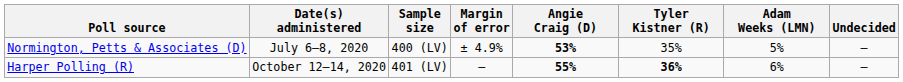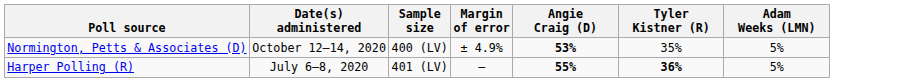- column: (864, 28)
(319, 48) July 6–8, 2020 -> (319, 48) October 12–14, 2020
(319, 67) October 12–14, 2020 -> (319, 67) July 6–8, 2020
(777, 67) 6% -> (777, 67) 5%
